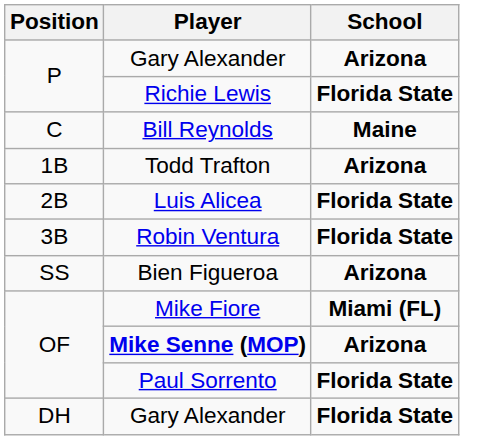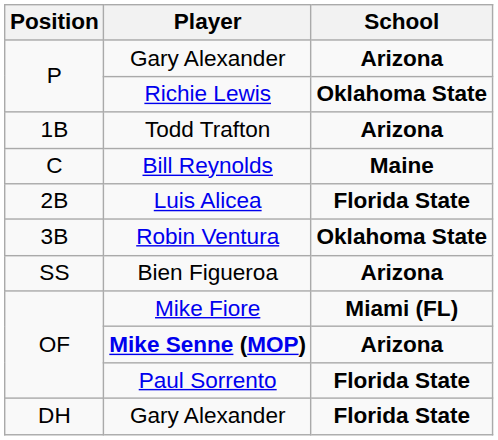(385, 93) Florida State -> (402, 93) Oklahoma State
rows swapped: (54, 129) <-> (54, 165)
(385, 237) Florida State -> (402, 237) Oklahoma State
